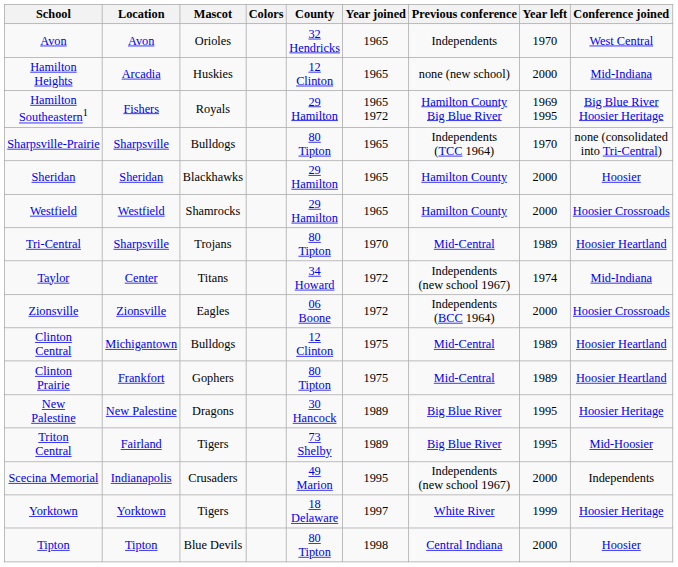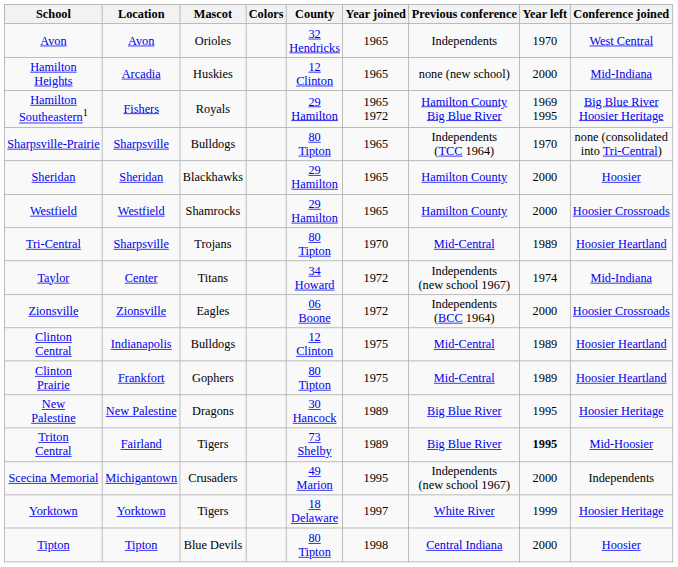(141, 344) Michigantown -> (141, 344) Indianapolis
(545, 444) normal -> (545, 444) bold
(141, 478) Indianapolis -> (141, 478) Michigantown
